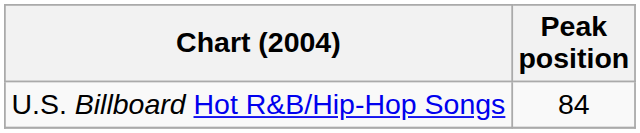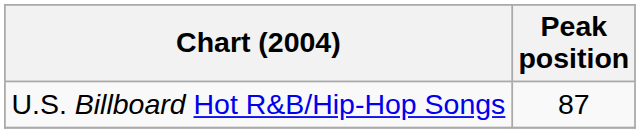(574, 104) 84 -> (574, 104) 87
